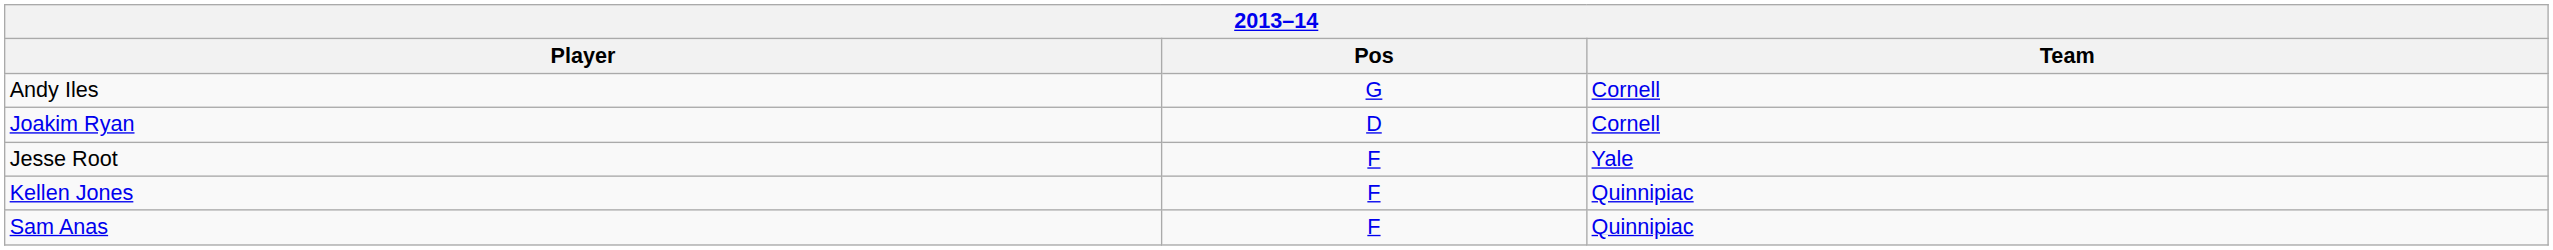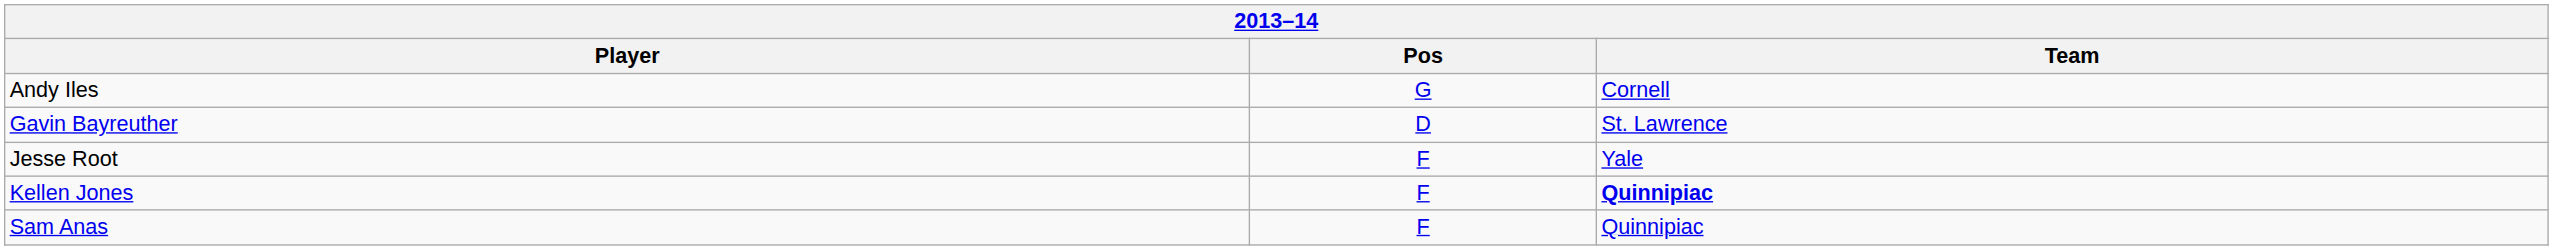- row: (72, 124)
+ row: (94, 124)
(1643, 192) normal -> (1657, 192) bold
